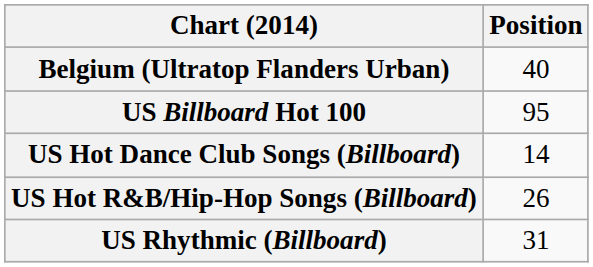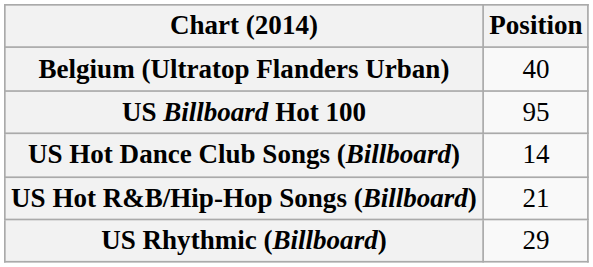(536, 197) 26 -> (536, 197) 21
(536, 240) 31 -> (536, 240) 29
